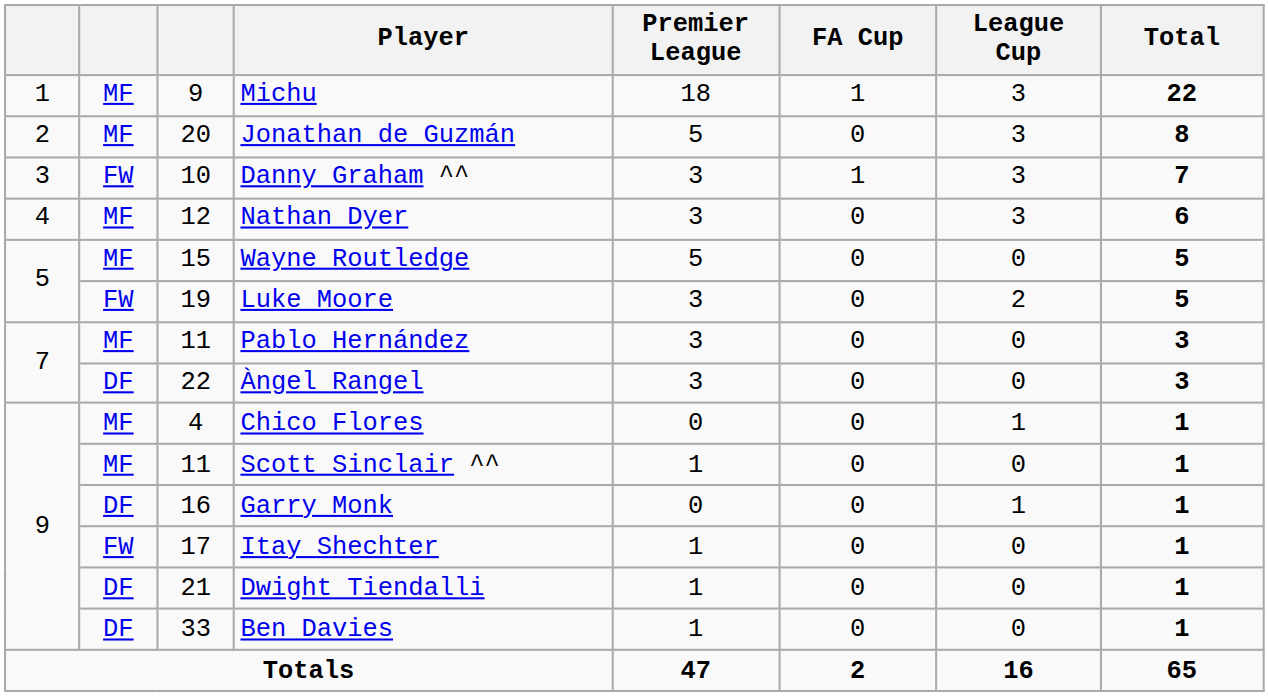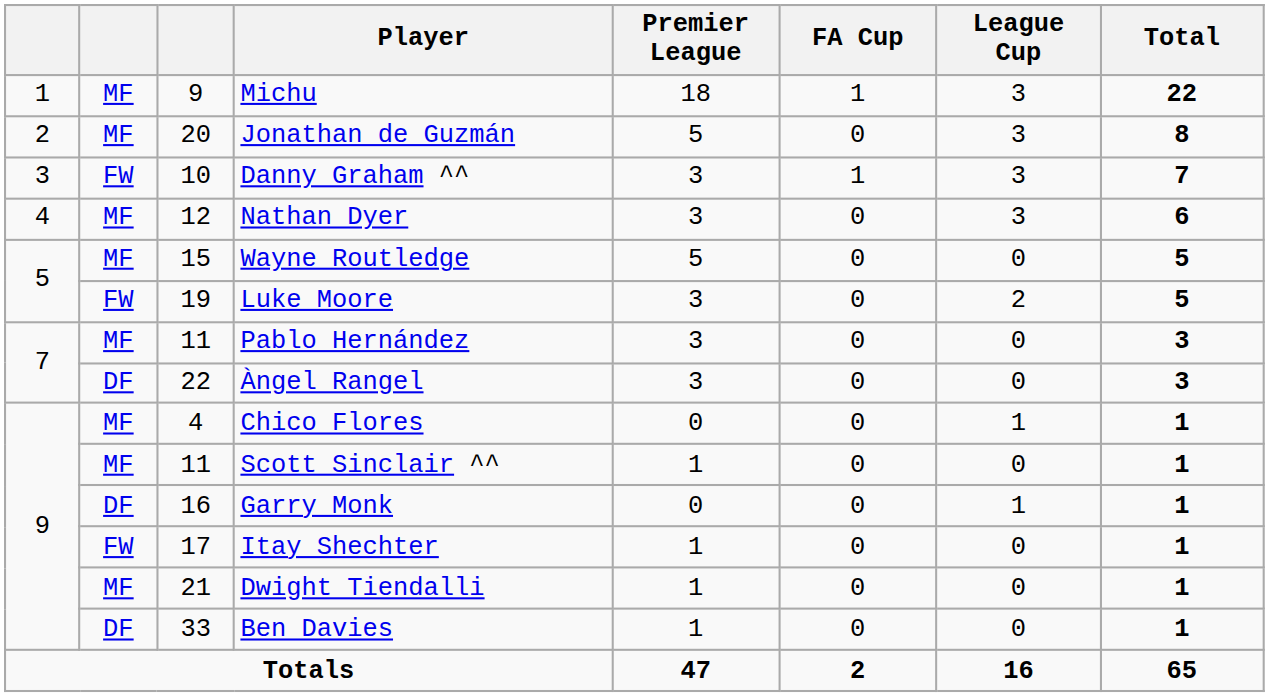(118, 589) DF -> (118, 589) MF
